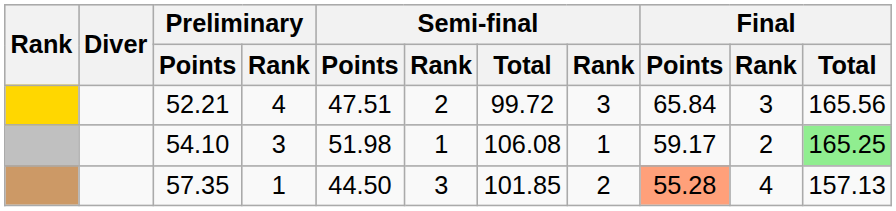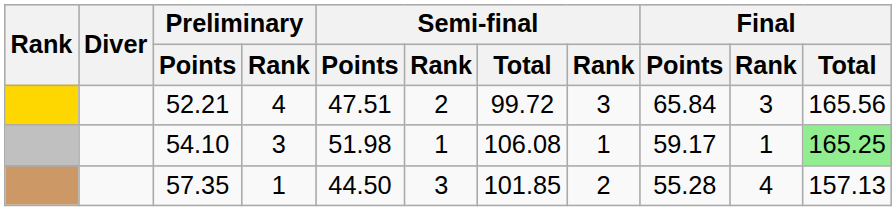(766, 144) 2 -> (766, 144) 1
(685, 184) lightsalmon background -> (685, 184) no background
